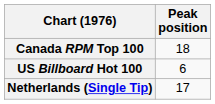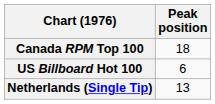(183, 88) 17 -> (183, 88) 13
